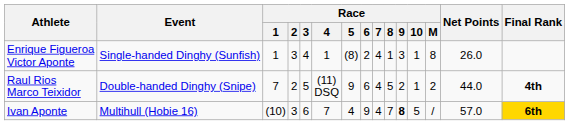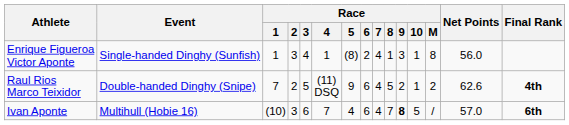(471, 56) 26.0 -> (471, 56) 56.0
(471, 87) 44.0 -> (471, 87) 62.6
(367, 111) 9 -> (367, 111) 6
(533, 111) gold background -> (533, 111) no background
